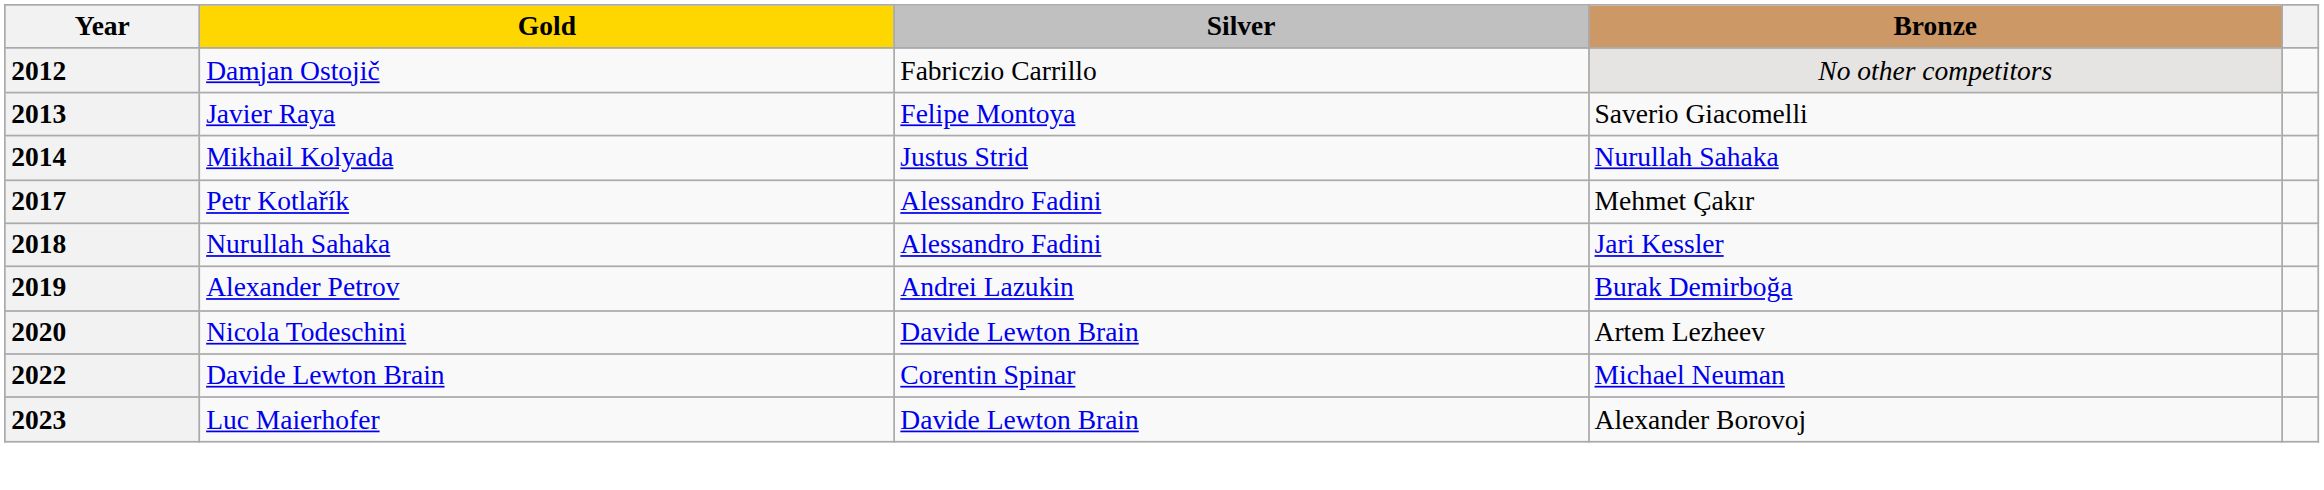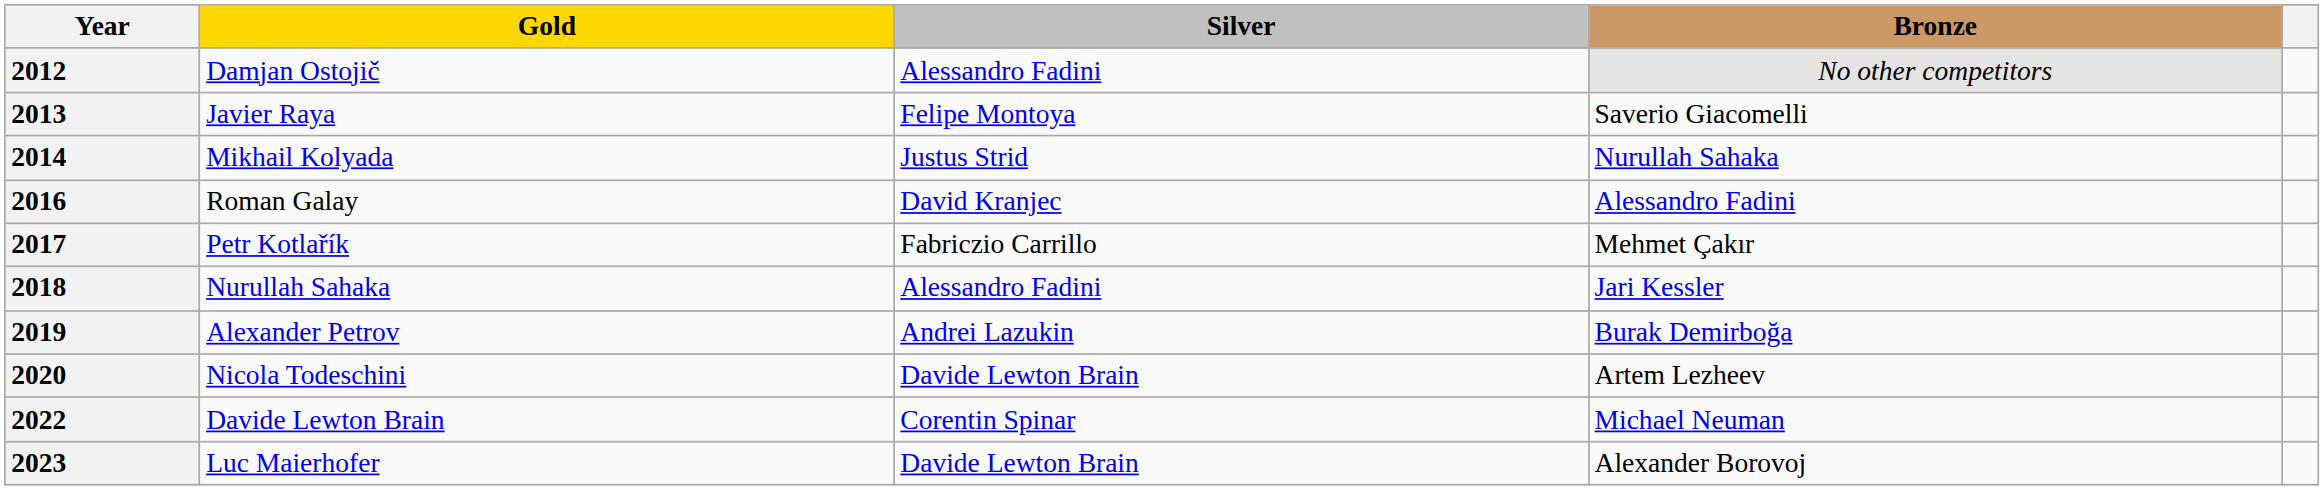(999, 69) Fabriczio Carrillo -> (1001, 69) Alessandro Fadini
+ row: (39, 200)
(1001, 200) Alessandro Fadini -> (999, 244) Fabriczio Carrillo
